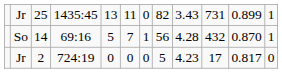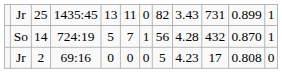(76, 36) 69:16 -> (76, 36) 724:19
(76, 57) 724:19 -> (76, 57) 69:16
(247, 57) 0.817 -> (247, 57) 0.808
